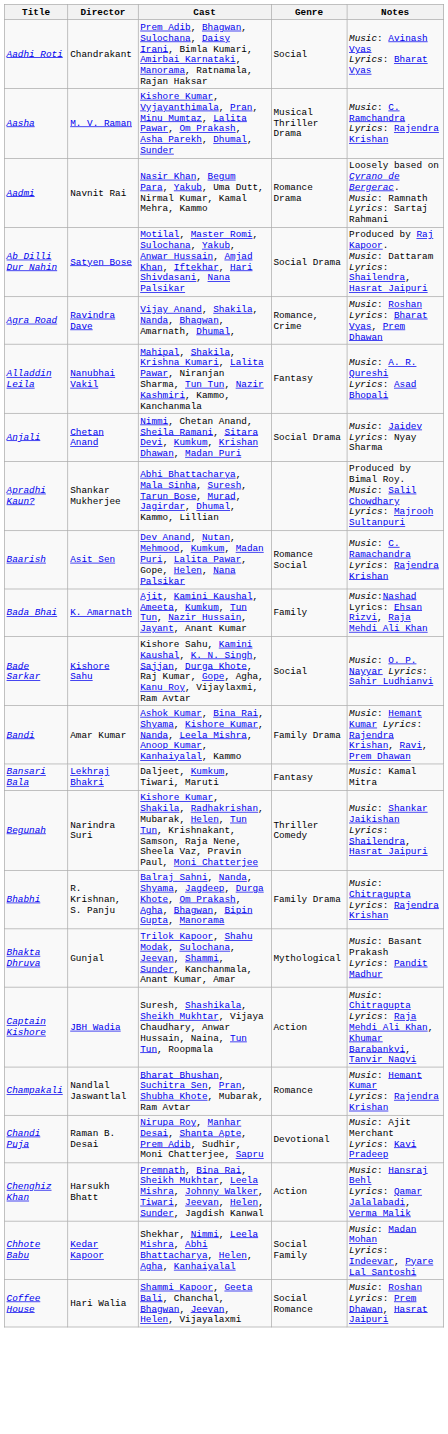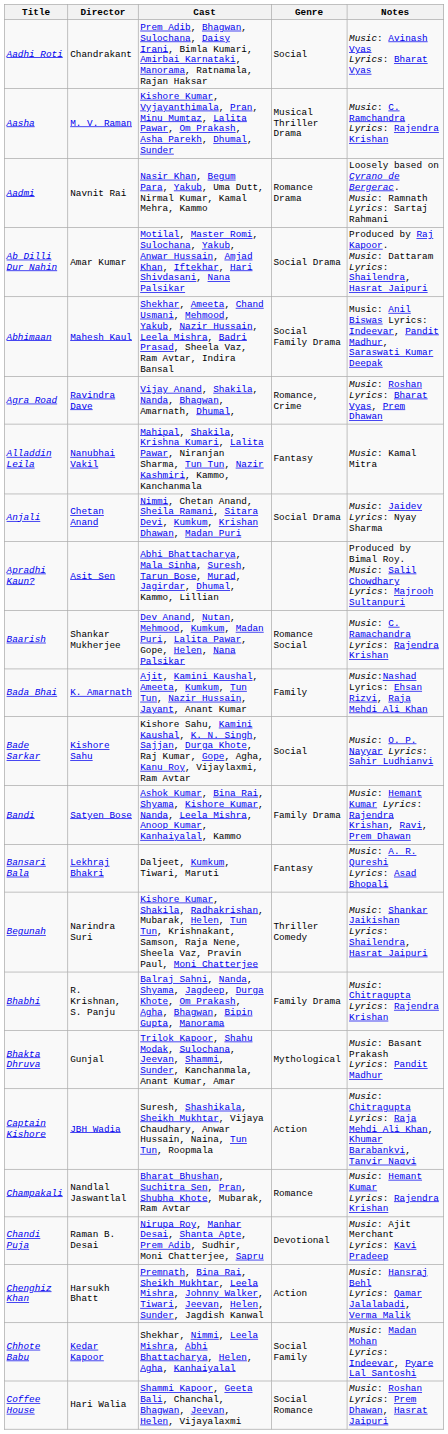(101, 262) Satyen Bose -> (98, 262) Amar Kumar
+ row: (29, 337)
(383, 379) Music: A. R. Qureshi Lyrics: Asad Bhopali -> (383, 459) Music: Kamal Mitra
(95, 496) Shankar Mukherjee -> (93, 576) Asit Sen
(93, 560) Asit Sen -> (95, 640) Shankar Mukherjee
(98, 735) Amar Kumar -> (101, 815) Satyen Bose
(383, 777) Music: Kamal Mitra -> (383, 868) Music: A. R. Qureshi Lyrics: Asad Bhopali
